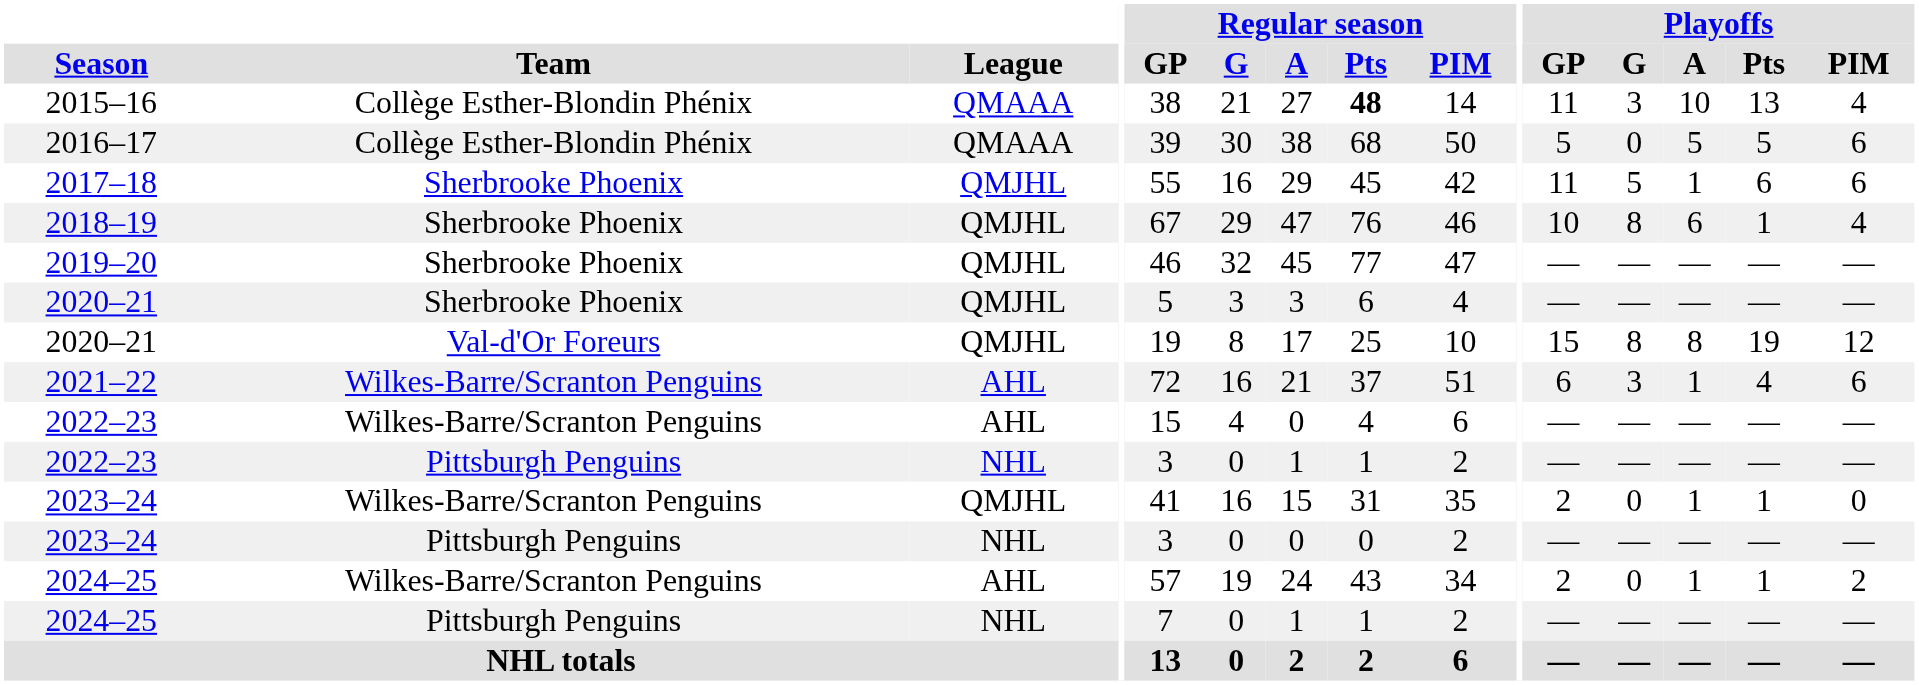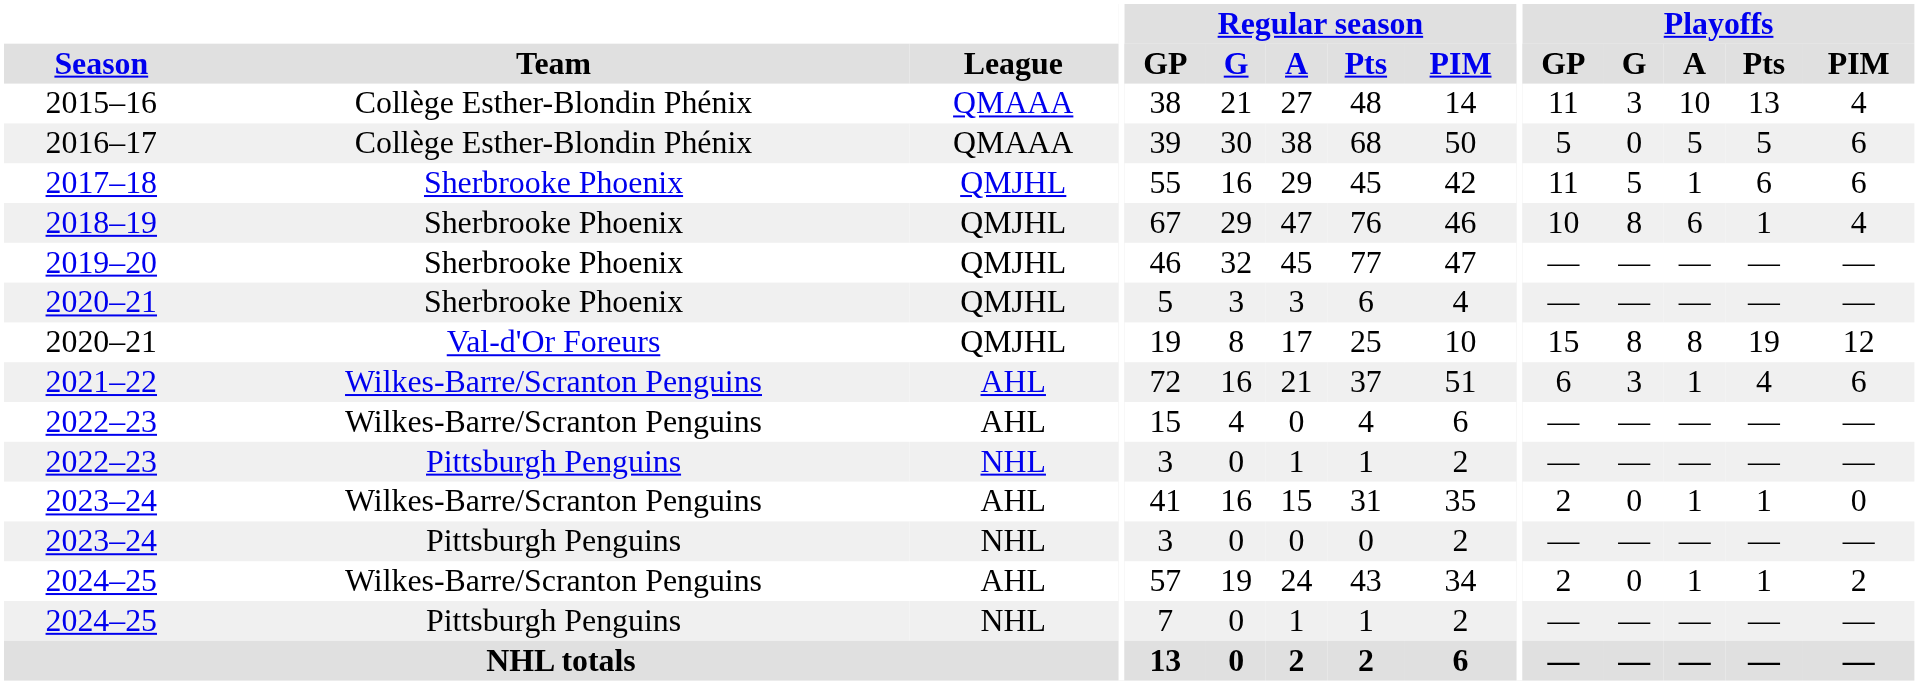(1366, 103) bold -> (1366, 103) normal
(1013, 501) QMJHL -> (1013, 501) AHL
